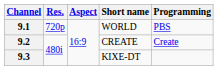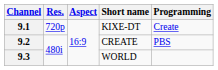(119, 27) WORLD -> (121, 27) KIXE-DT
(162, 27) PBS -> (166, 27) Create
(166, 42) Create -> (162, 42) PBS
(121, 57) KIXE-DT -> (119, 57) WORLD
